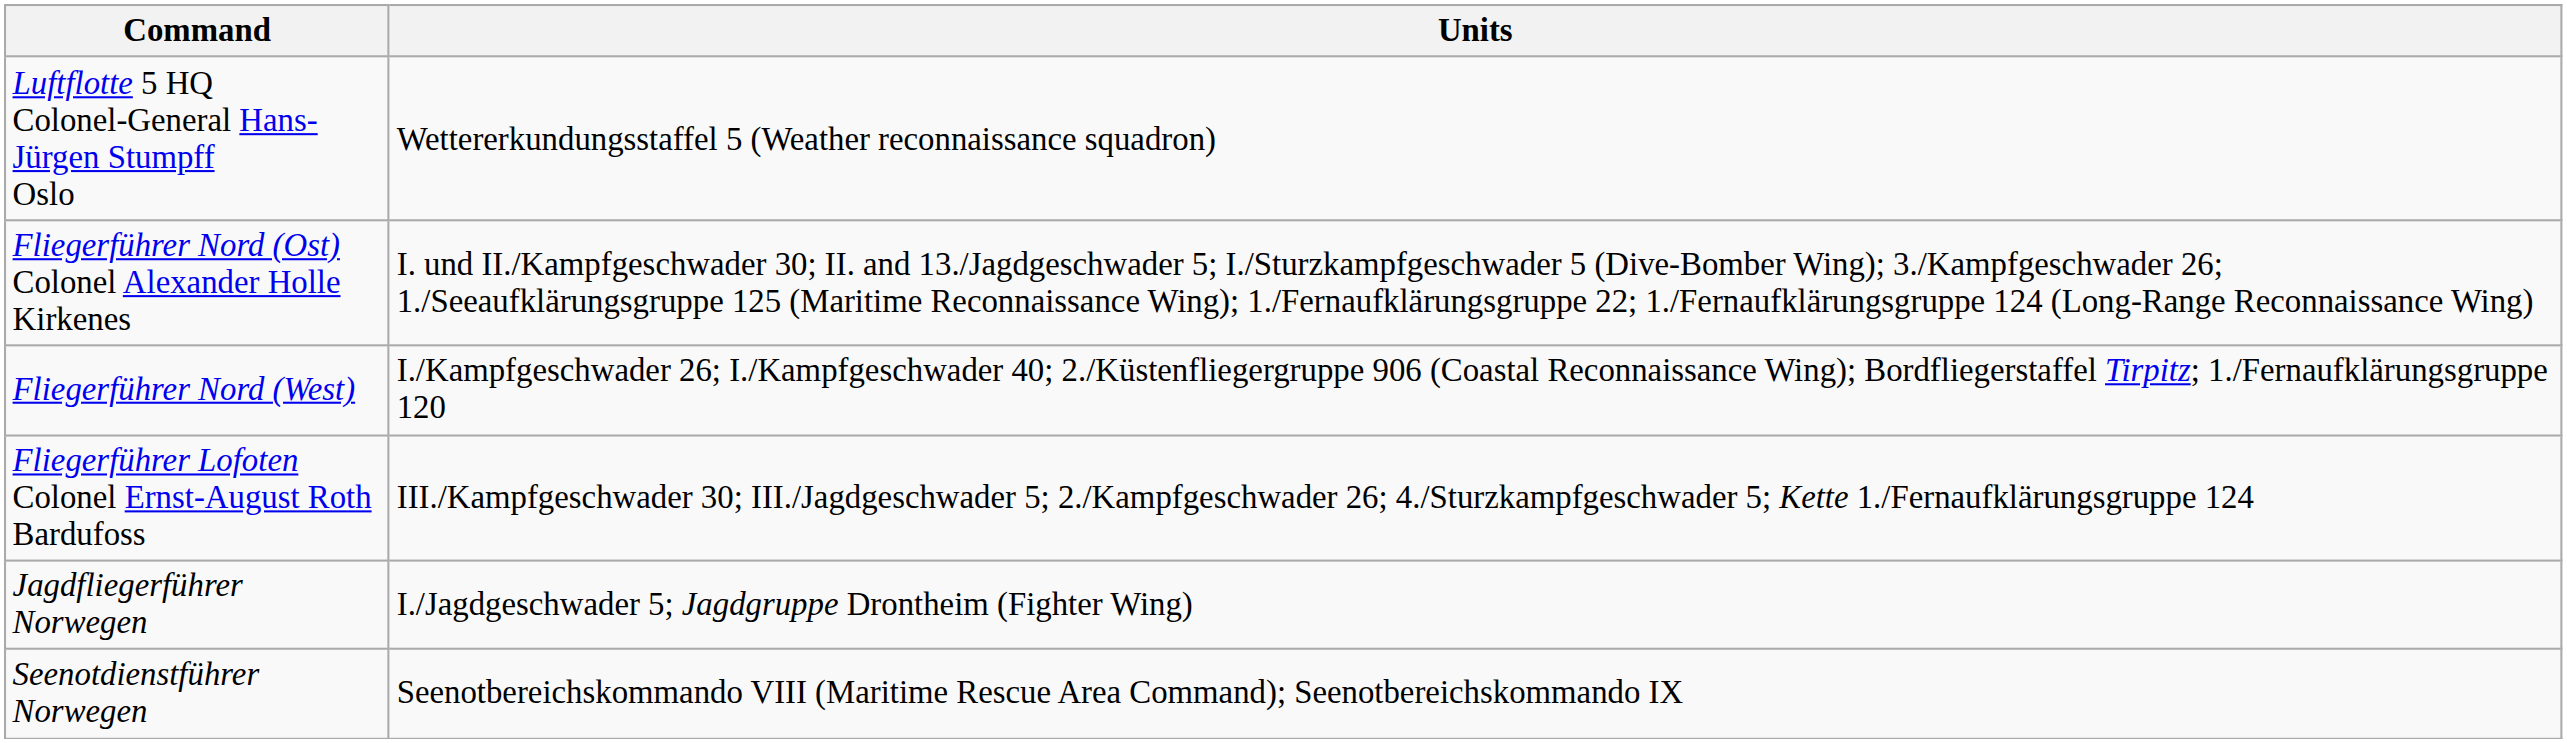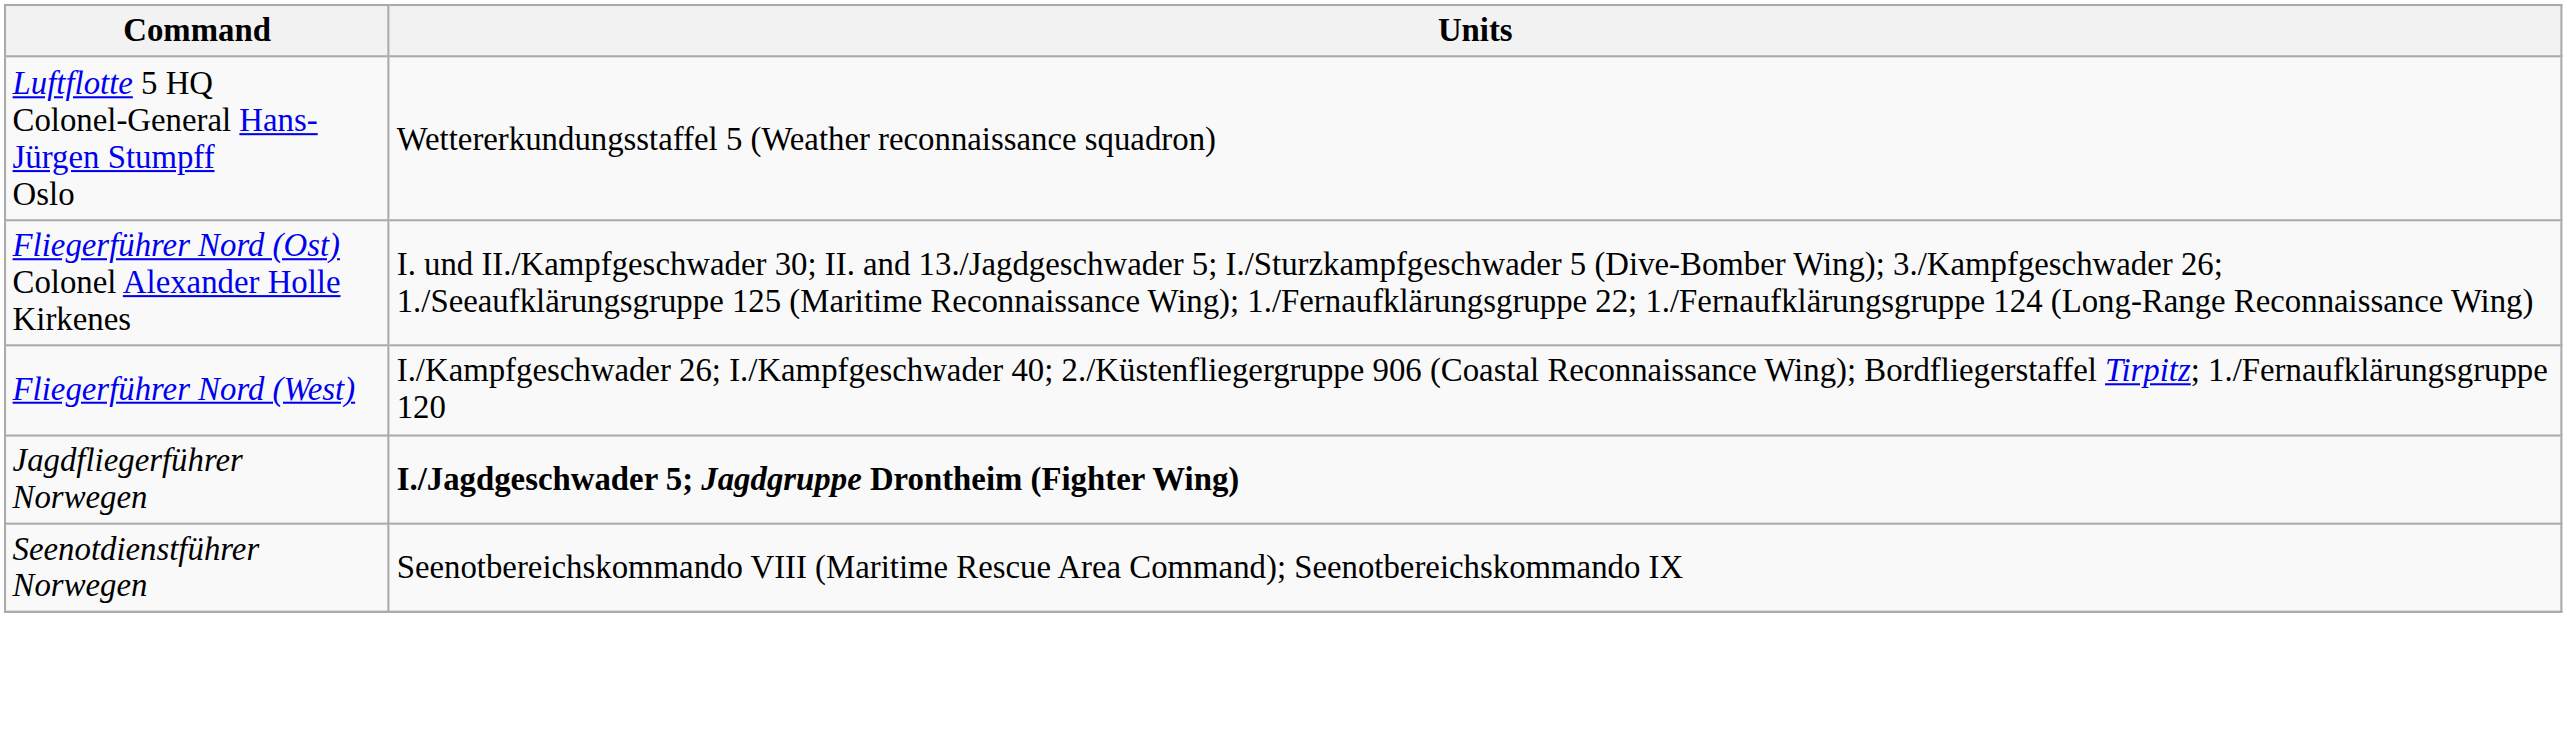- row: (192, 496)
(795, 604) normal -> (818, 478) bold
